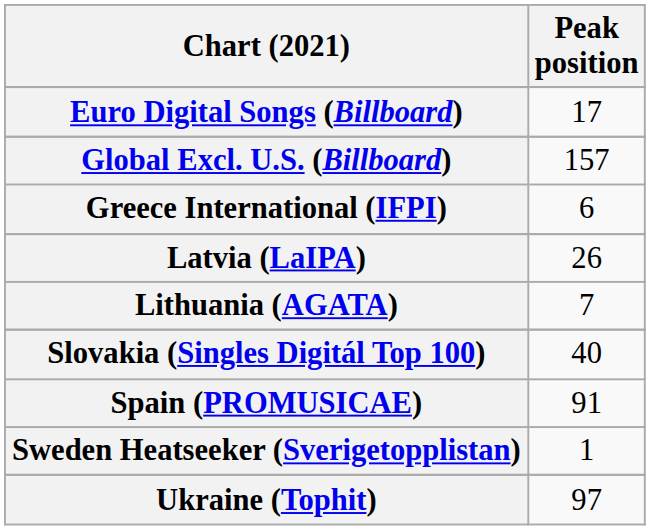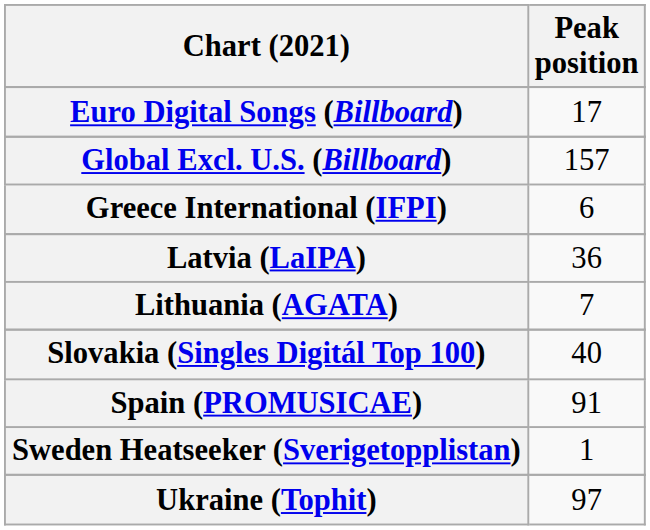(587, 256) 26 -> (587, 256) 36
